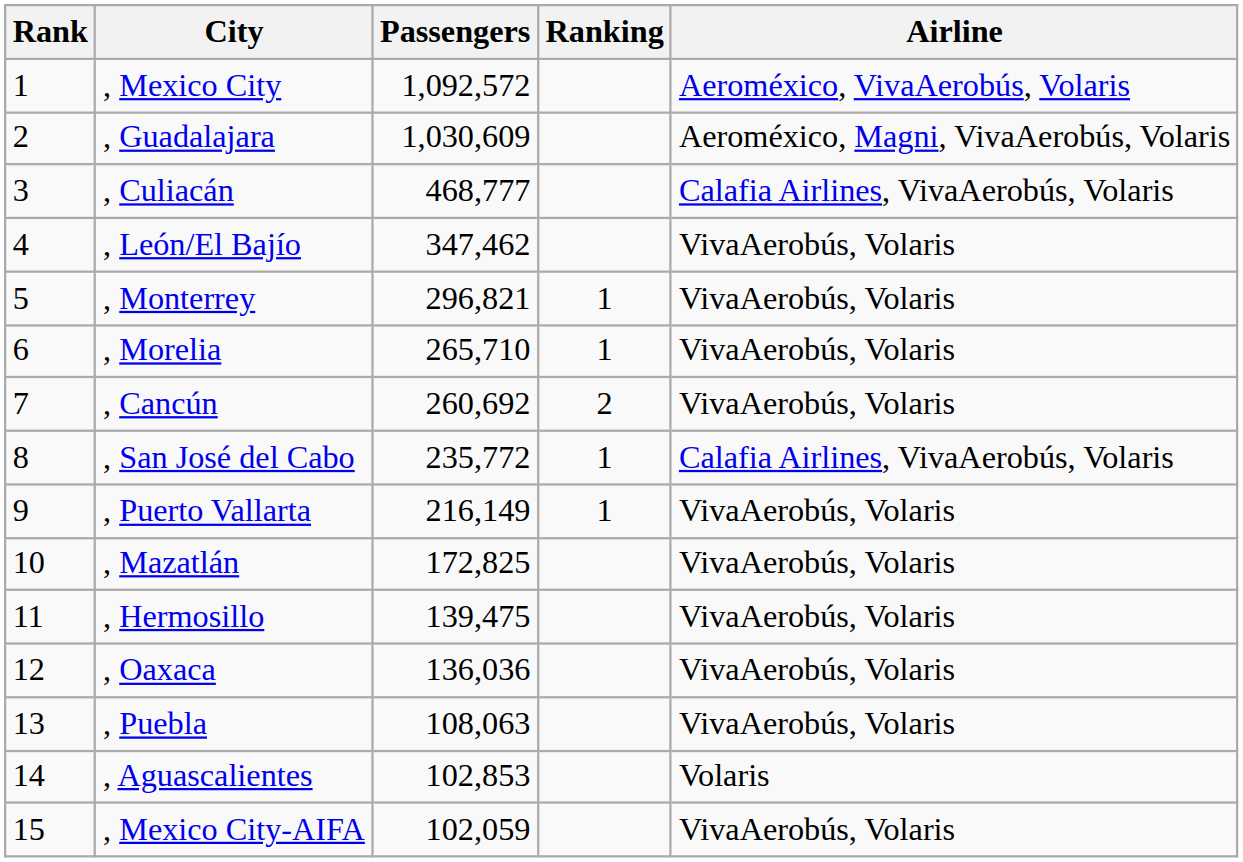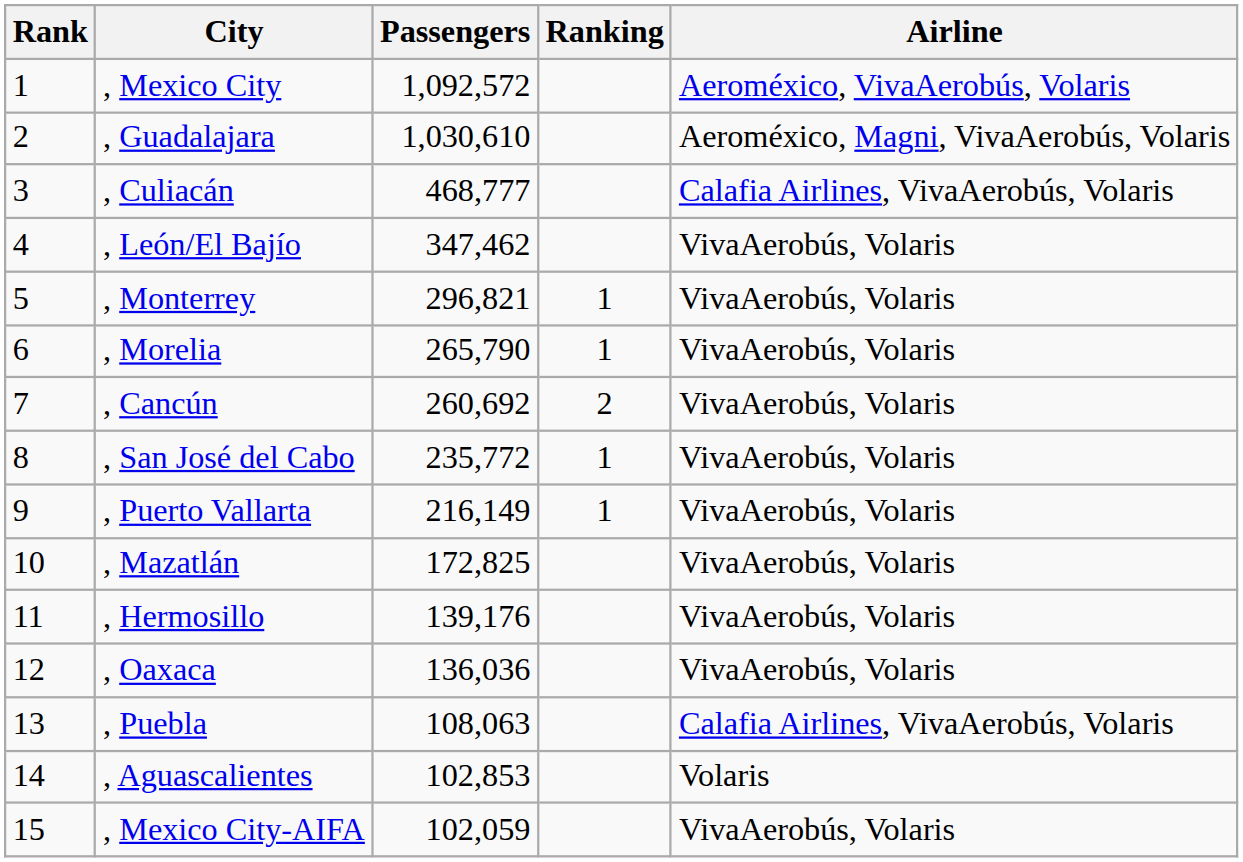(466, 137) 1,030,609 -> (466, 137) 1,030,610
(478, 350) 265,710 -> (478, 350) 265,790
(926, 457) Calafia Airlines, VivaAerobús, Volaris -> (817, 457) VivaAerobús, Volaris
(478, 616) 139,475 -> (478, 616) 139,176
(817, 723) VivaAerobús, Volaris -> (926, 723) Calafia Airlines, VivaAerobús, Volaris
